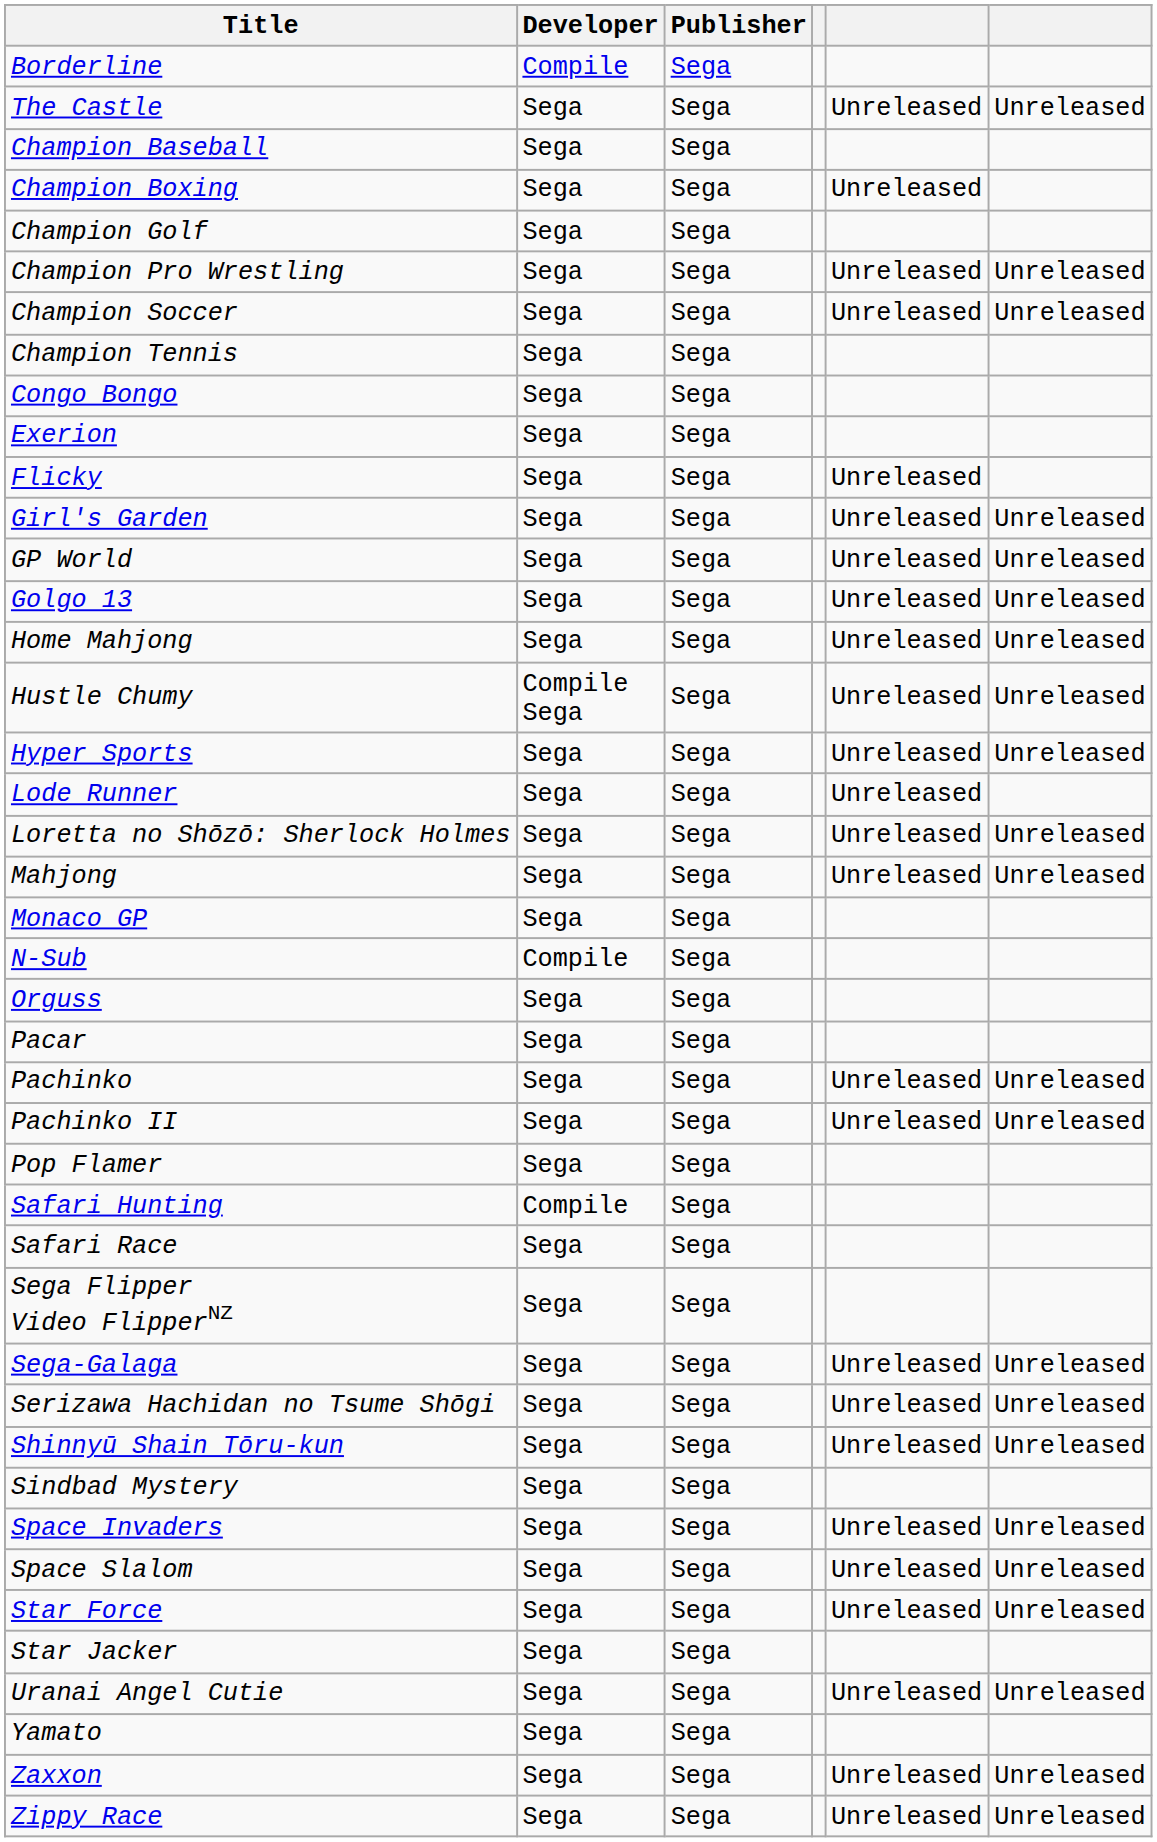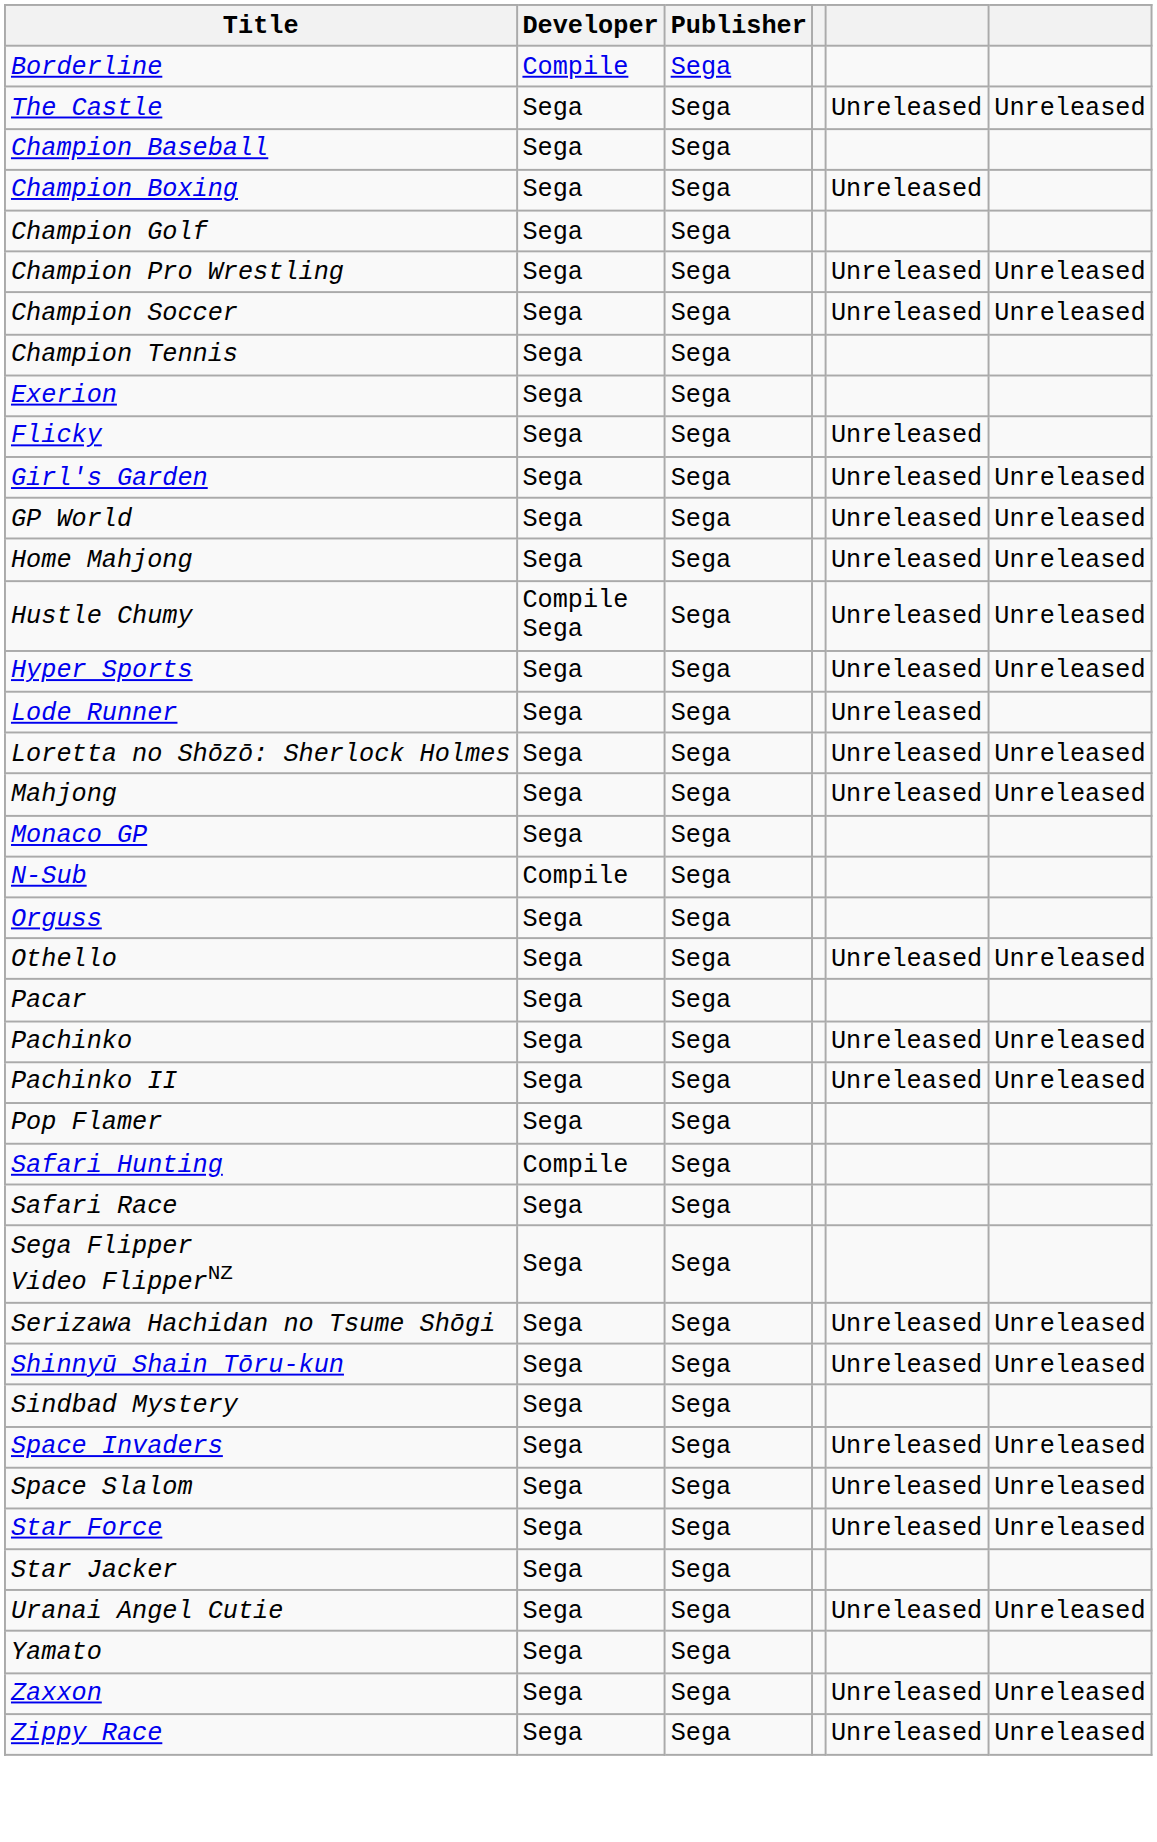- row: (94, 395)
- row: (72, 601)
+ row: (64, 959)
- row: (94, 1364)
